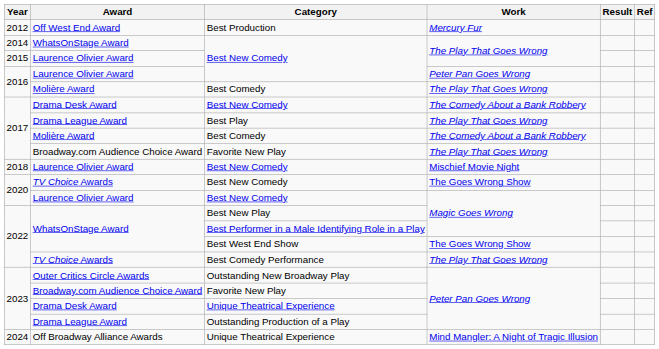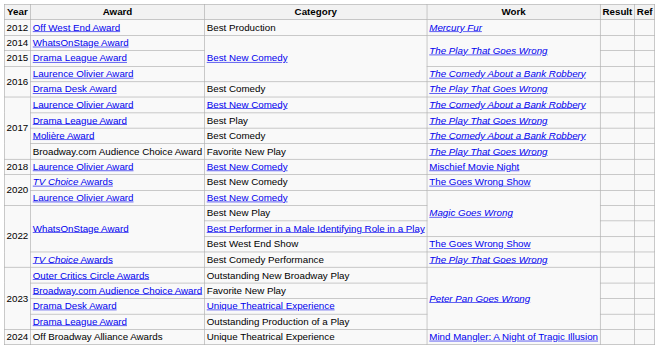(83, 58) Laurence Olivier Award -> (80, 58) Drama League Award
(480, 74) Peter Pan Goes Wrong -> (508, 74) The Comedy About a Bank Robbery
(64, 89) Molière Award -> (75, 89) Drama Desk Award
(75, 105) Drama Desk Award -> (83, 105) Laurence Olivier Award
